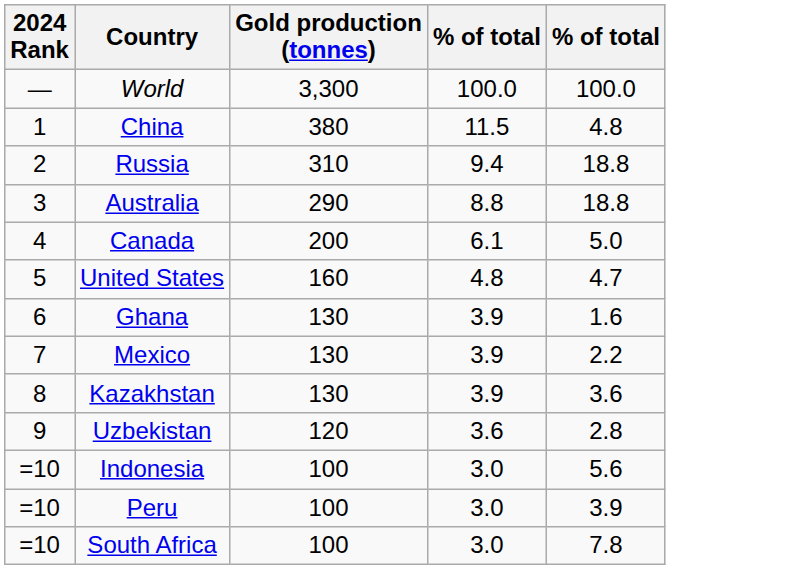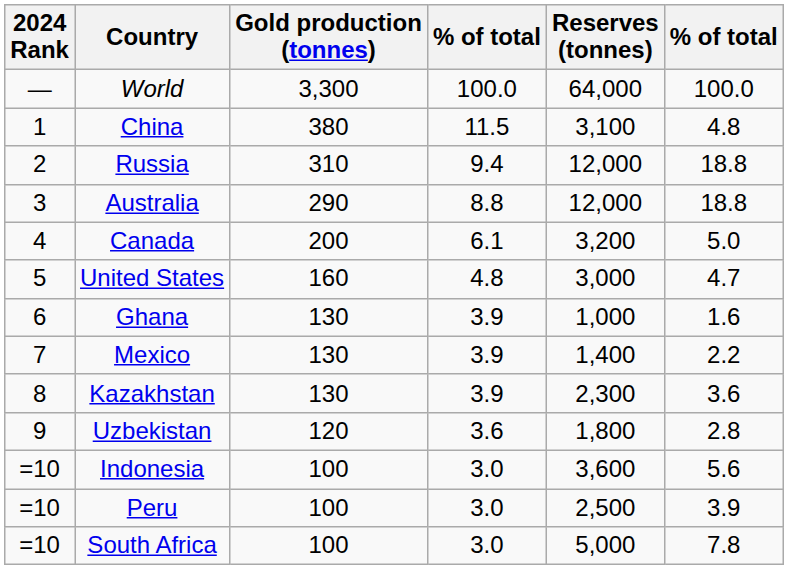+ column: (605, 37)
